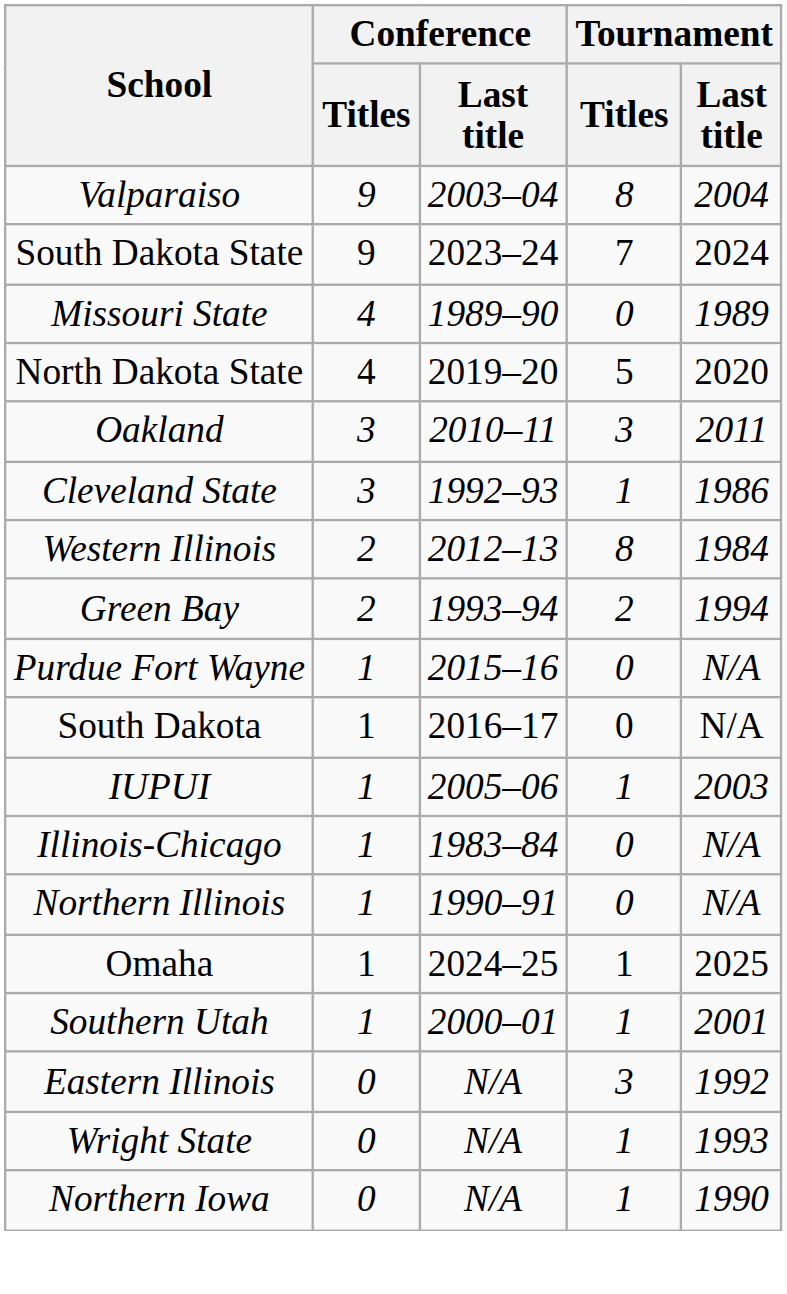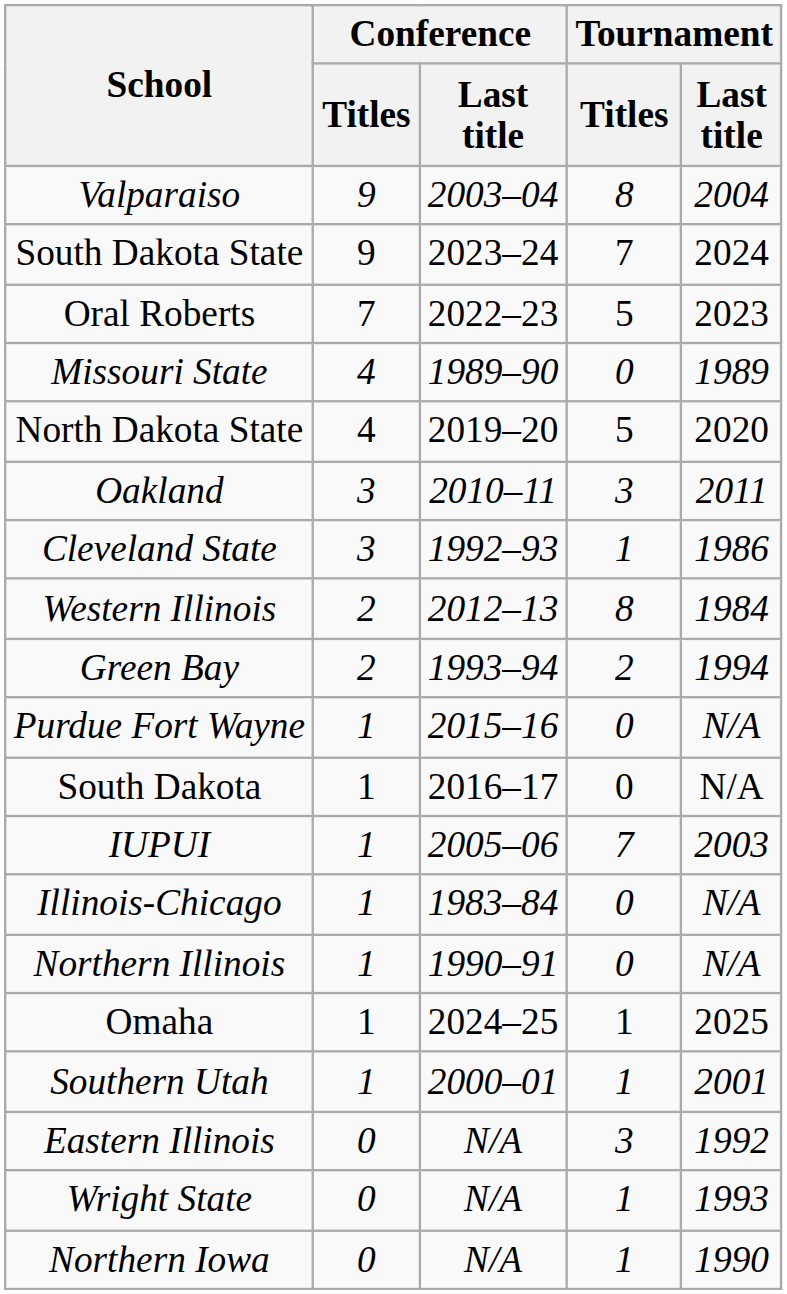+ row: (159, 312)
(624, 785) 1 -> (624, 844) 7
